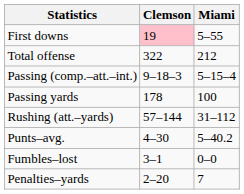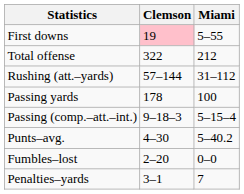rows swapped: (60, 117) <-> (72, 76)
(153, 158) 3–1 -> (156, 158) 2–20
(156, 179) 2–20 -> (153, 179) 3–1
